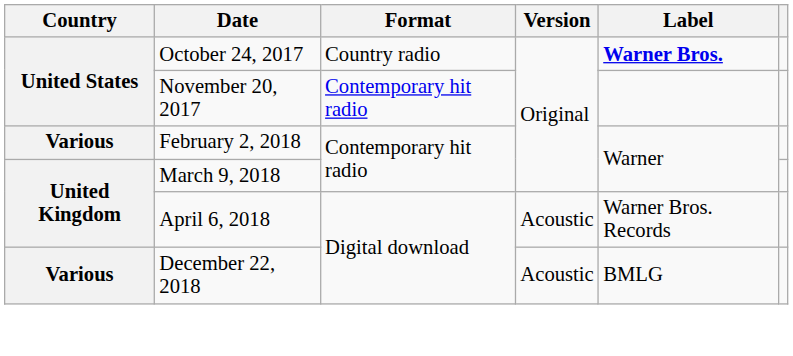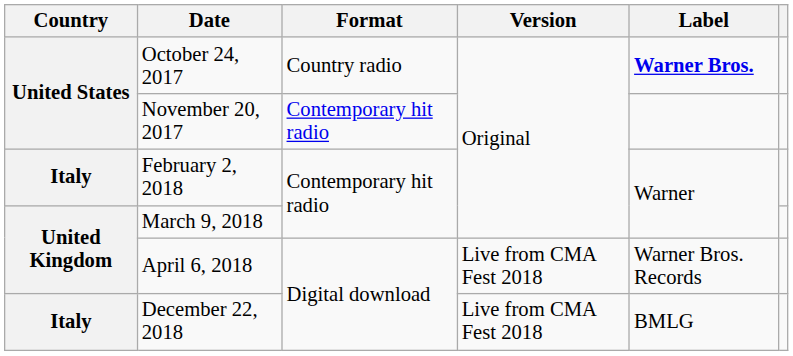(80, 142) Various -> (71, 177) Italy
(557, 219) Acoustic -> (529, 265) Live from CMA Fest 2018
(80, 275) Various -> (71, 321) Italy
(557, 275) Acoustic -> (529, 321) Live from CMA Fest 2018
